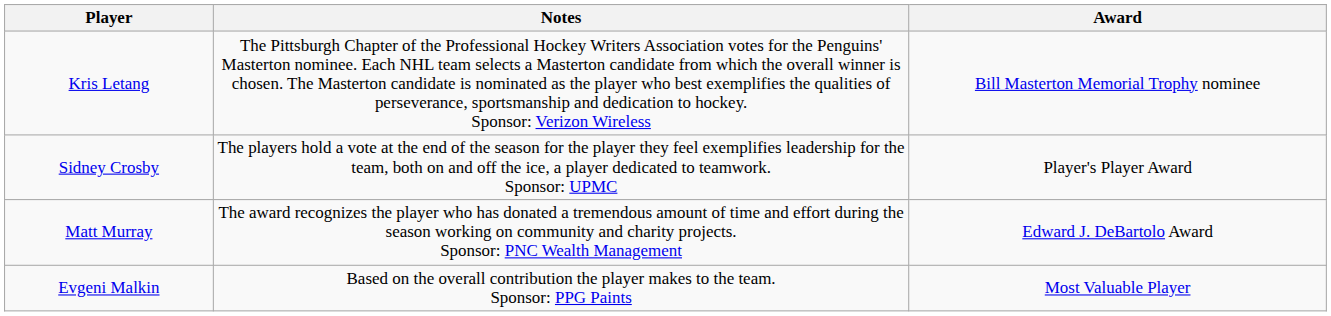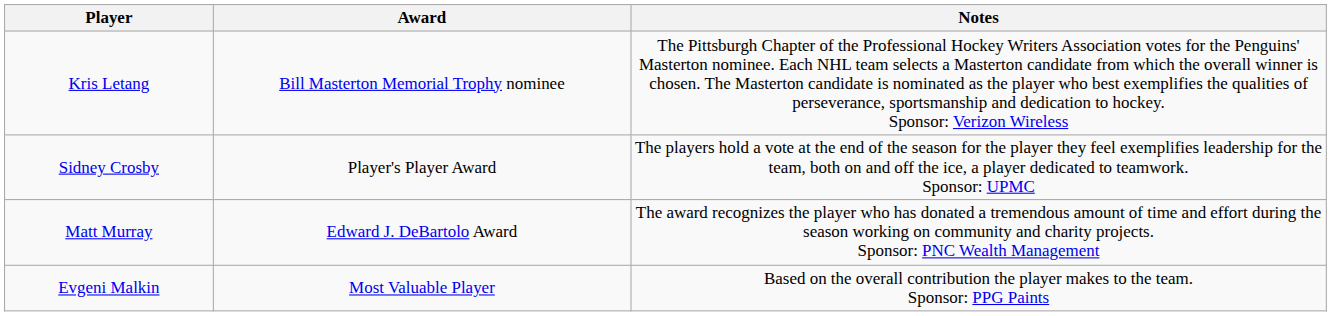columns swapped: (1118, 17) <-> (561, 17)
